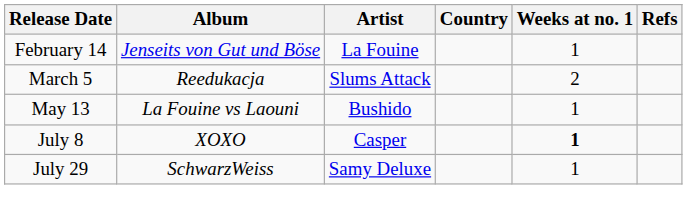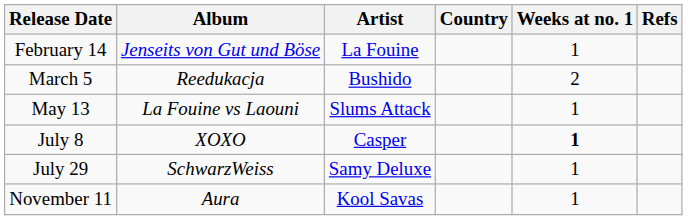(380, 79) Slums Attack -> (380, 79) Bushido
(380, 109) Bushido -> (380, 109) Slums Attack
+ row: (61, 199)
